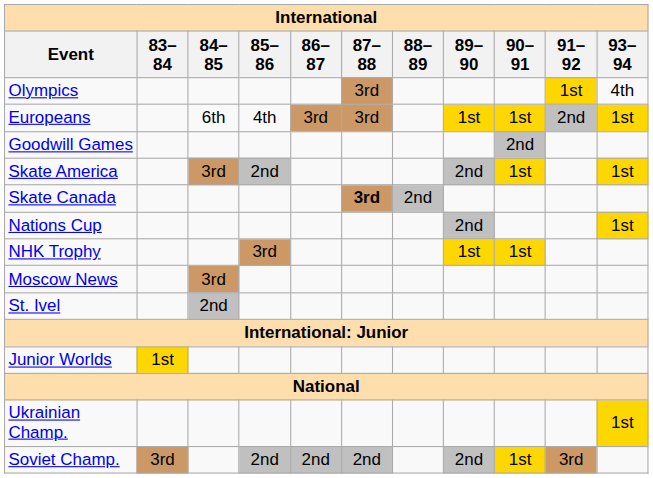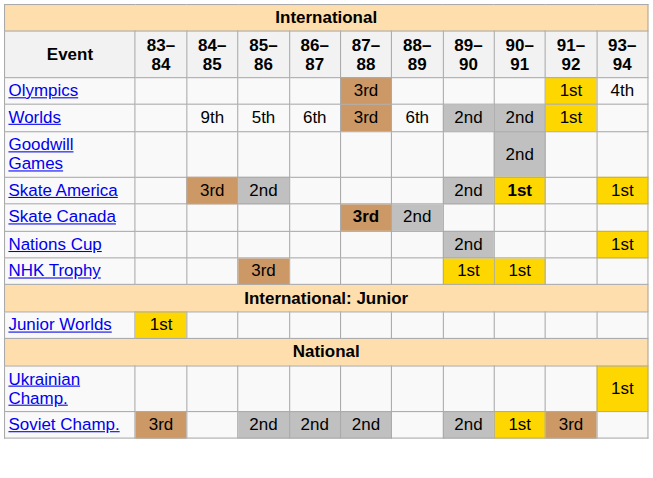+ row: (35, 117)
- row: (49, 117)
(520, 171) normal -> (520, 190) bold
- row: (63, 279)
- row: (34, 306)
